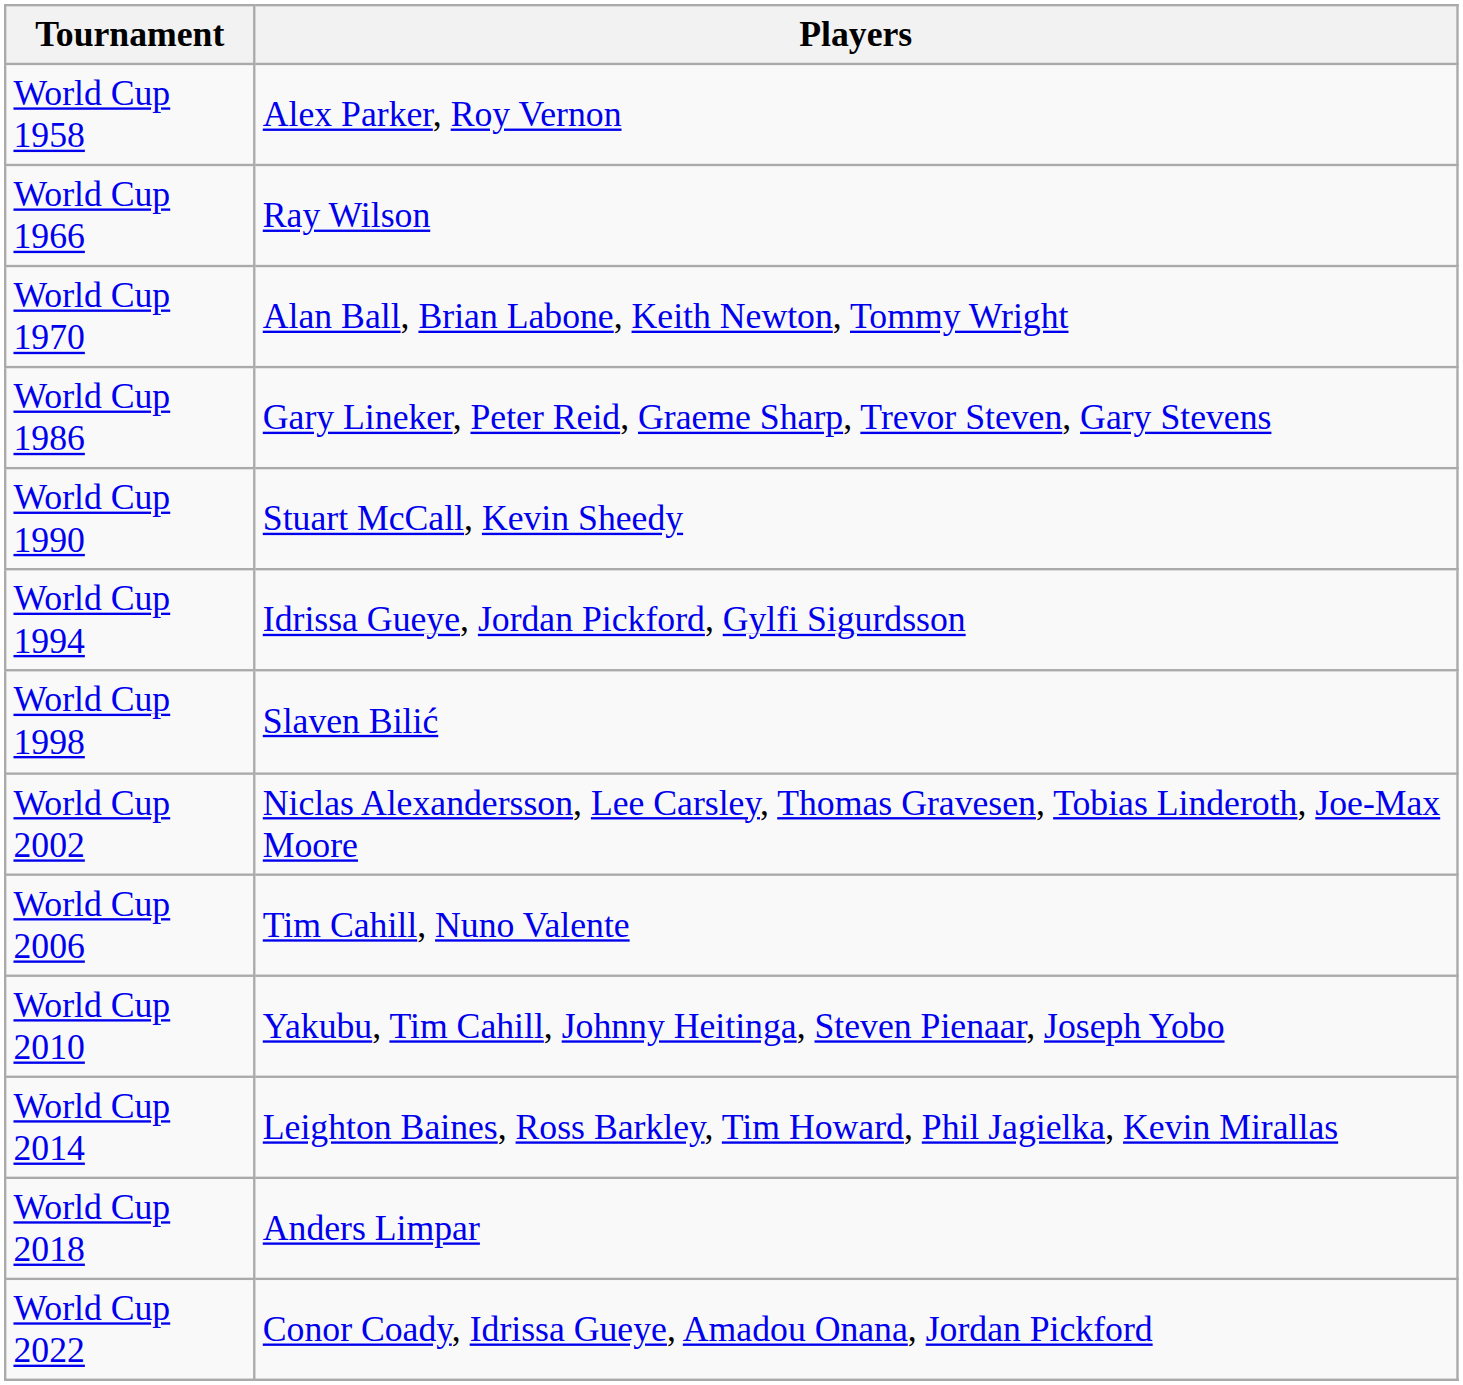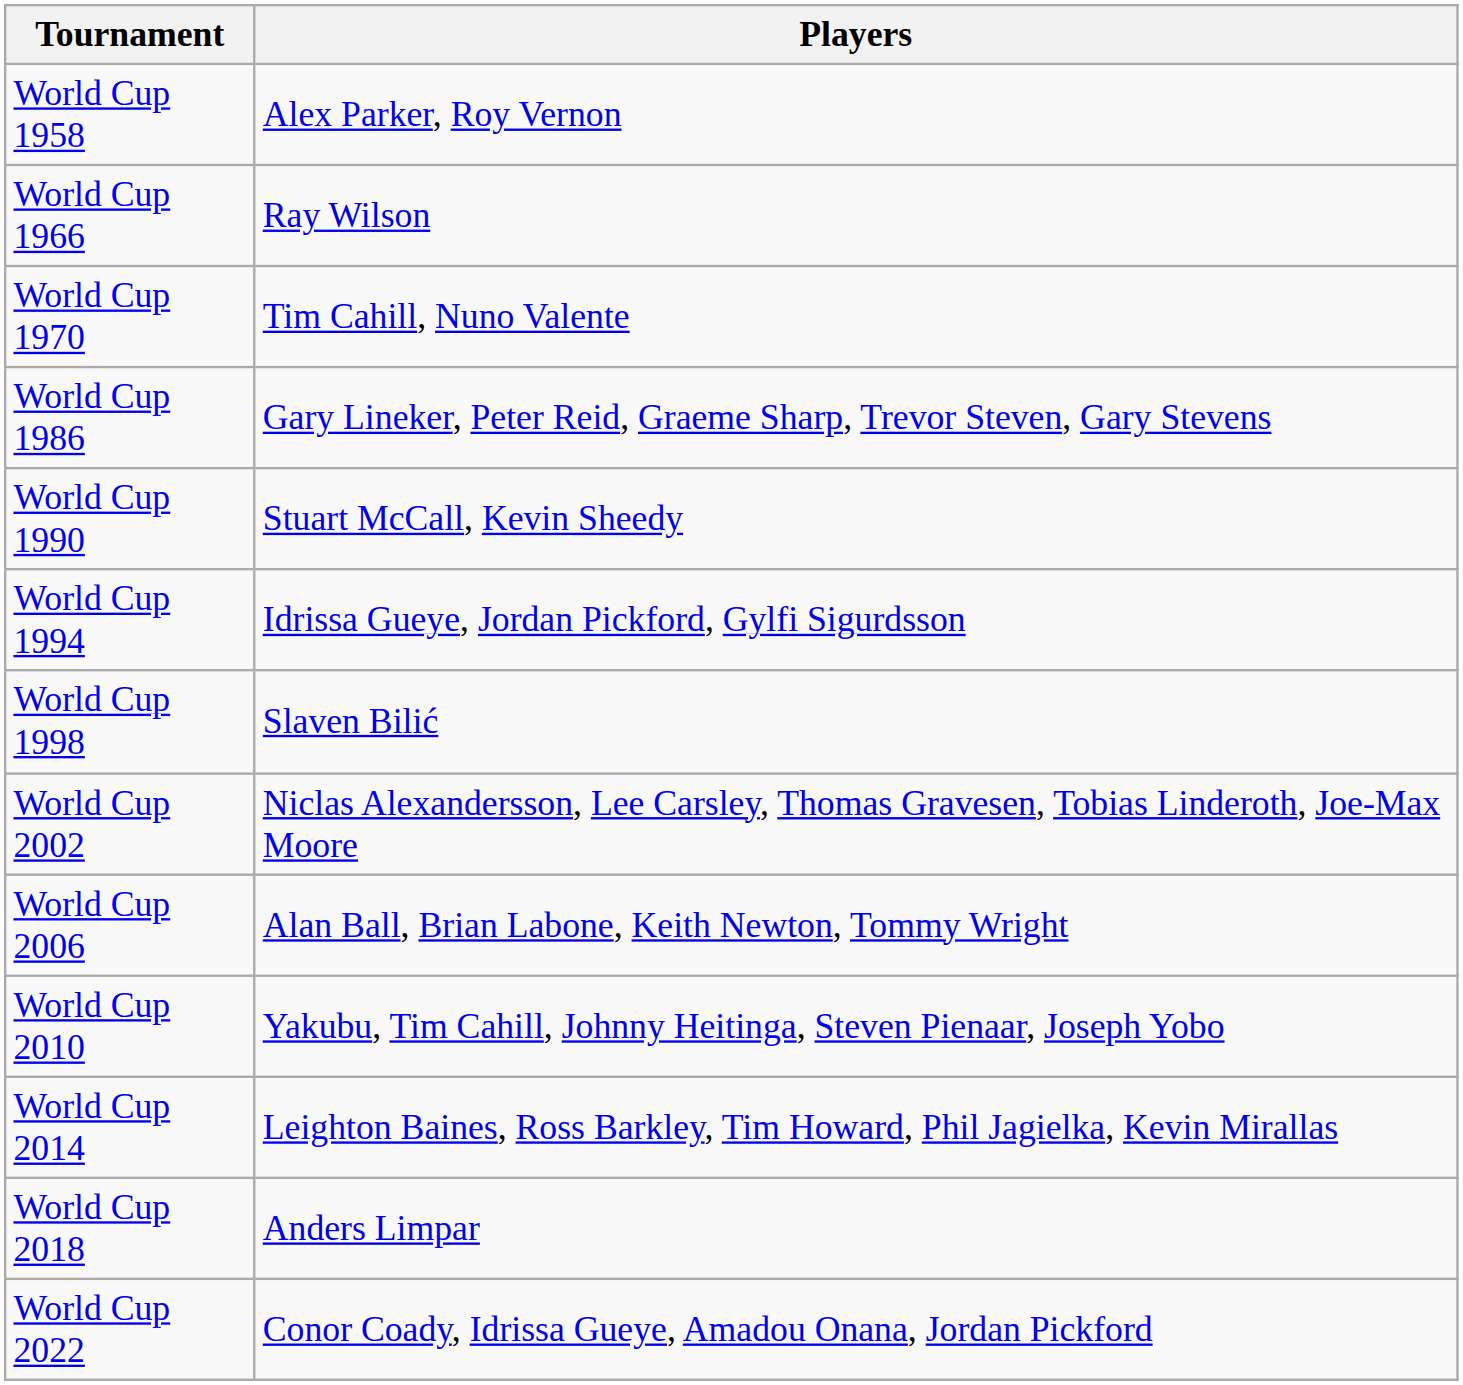(666, 316) Alan Ball, Brian Labone, Keith Newton, Tommy Wright -> (446, 316) Tim Cahill, Nuno Valente
(446, 923) Tim Cahill, Nuno Valente -> (666, 923) Alan Ball, Brian Labone, Keith Newton, Tommy Wright
